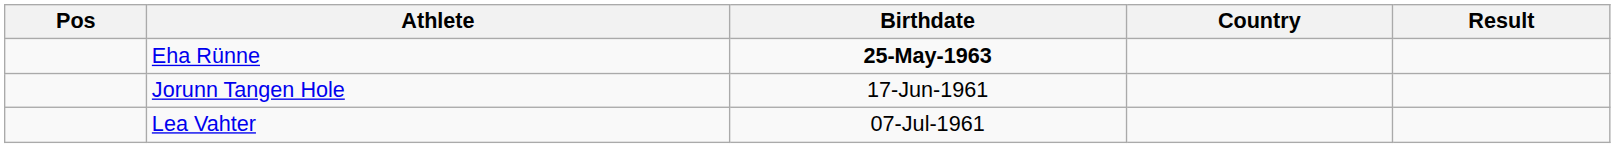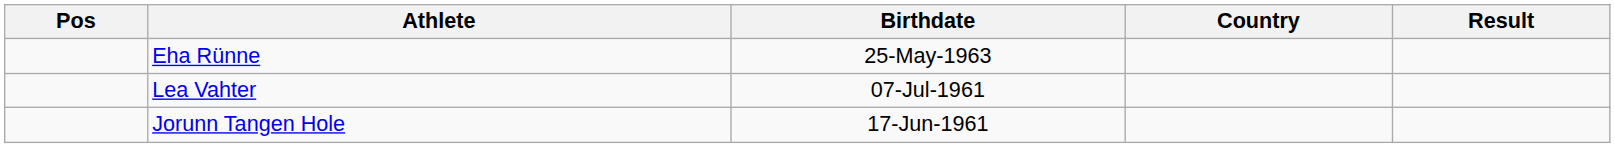(928, 55) bold -> (928, 55) normal
rows swapped: (248, 90) <-> (204, 124)
